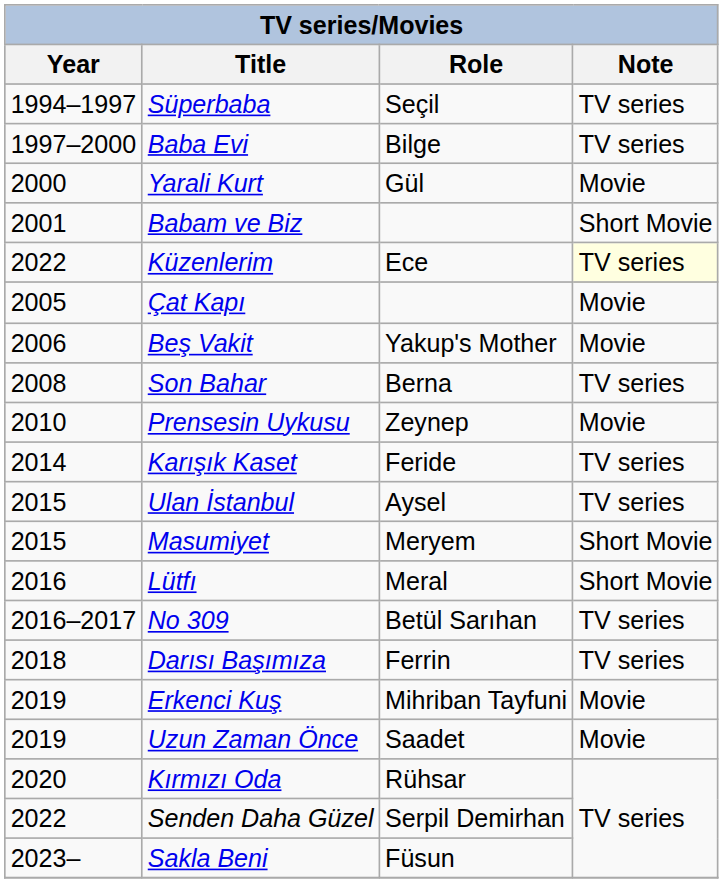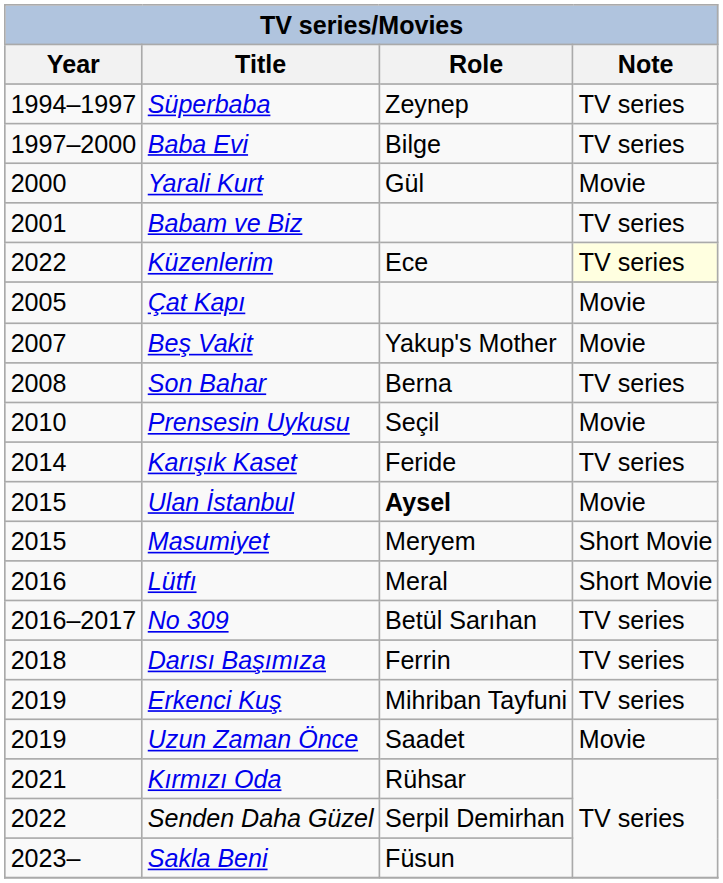(412, 104) Seçil -> (427, 104) Zeynep
(646, 223) Short Movie -> (632, 223) TV series
(39, 342) 2006 -> (39, 342) 2007
(427, 422) Zeynep -> (412, 422) Seçil
(416, 501) normal -> (418, 501) bold
(632, 501) TV series -> (612, 501) Movie
(612, 700) Movie -> (632, 700) TV series
(39, 779) 2020 -> (39, 779) 2021
